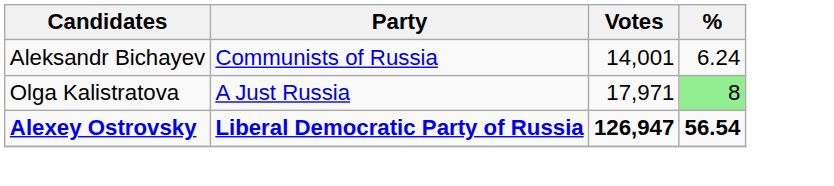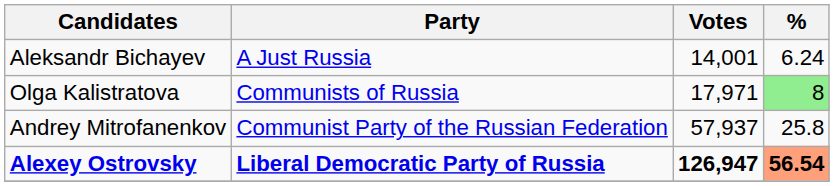(327, 57) Communists of Russia -> (304, 57) A Just Russia
(283, 92) A Just Russia -> (348, 92) Communists of Russia
+ row: (118, 127)
(712, 127) no background -> (797, 163) lightsalmon background
